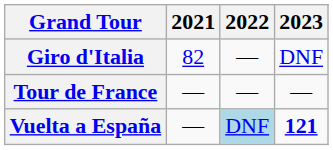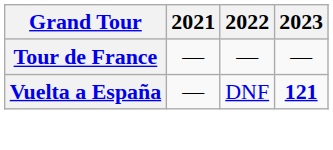- row: (85, 56)
(247, 126) lightblue background -> (247, 91) no background
